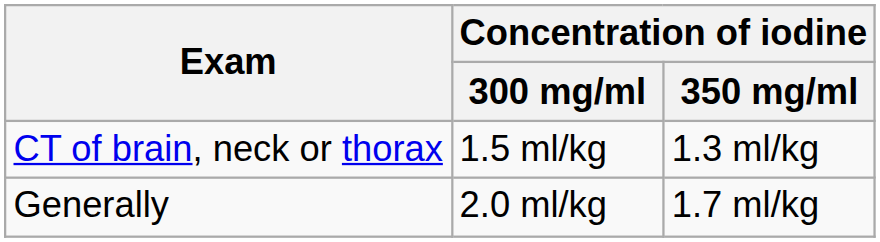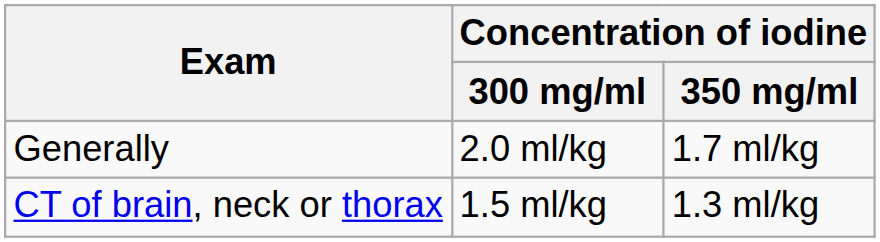rows swapped: (91, 206) <-> (228, 148)
